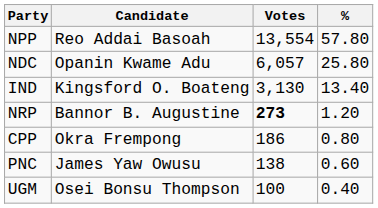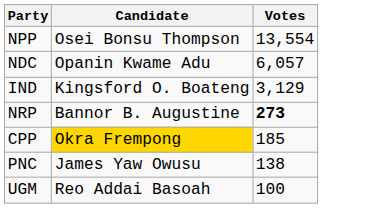- column: (345, 16)
(133, 39) Reo Addai Basoah -> (147, 39) Osei Bonsu Thompson
(280, 89) 3,130 -> (280, 89) 3,129
(118, 140) no background -> (118, 140) gold background
(270, 140) 186 -> (270, 140) 185
(147, 190) Osei Bonsu Thompson -> (133, 190) Reo Addai Basoah
